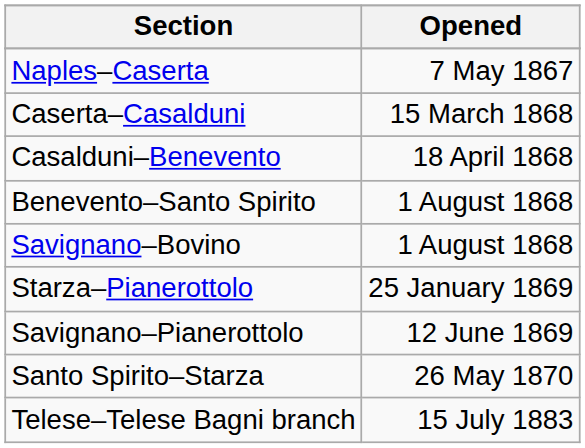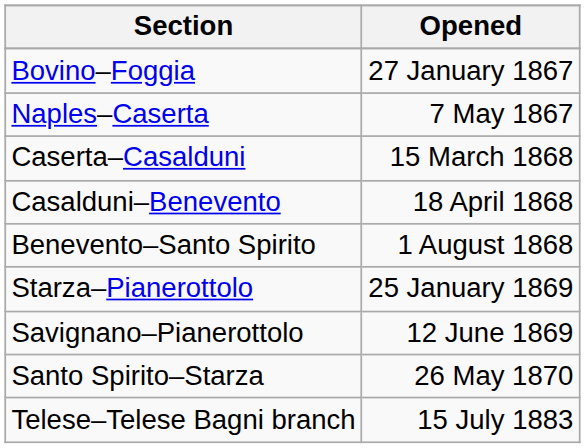+ row: (103, 70)
- row: (126, 245)
